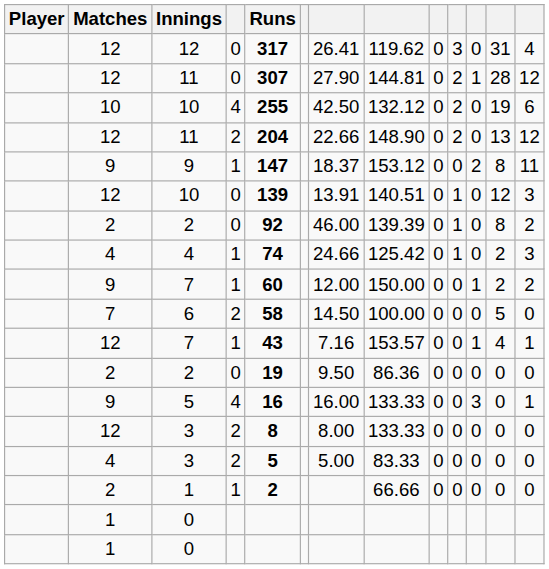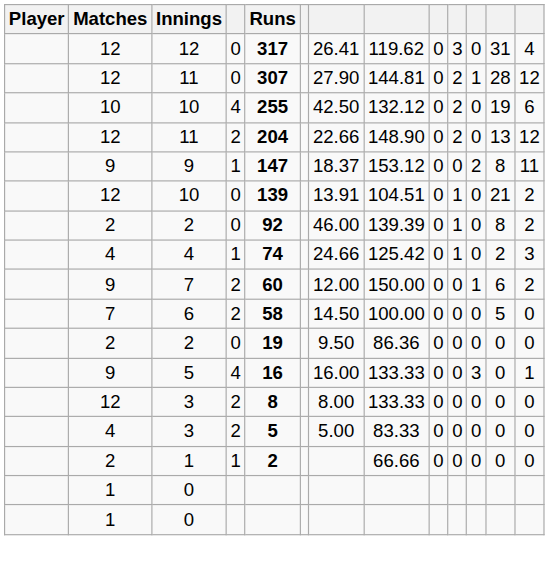(396, 195) 140.51 -> (396, 195) 104.51
(500, 195) 12 -> (500, 195) 21
(529, 195) 3 -> (529, 195) 2
(236, 284) 1 -> (236, 284) 2
(500, 284) 2 -> (500, 284) 6
- row: (110, 343)
